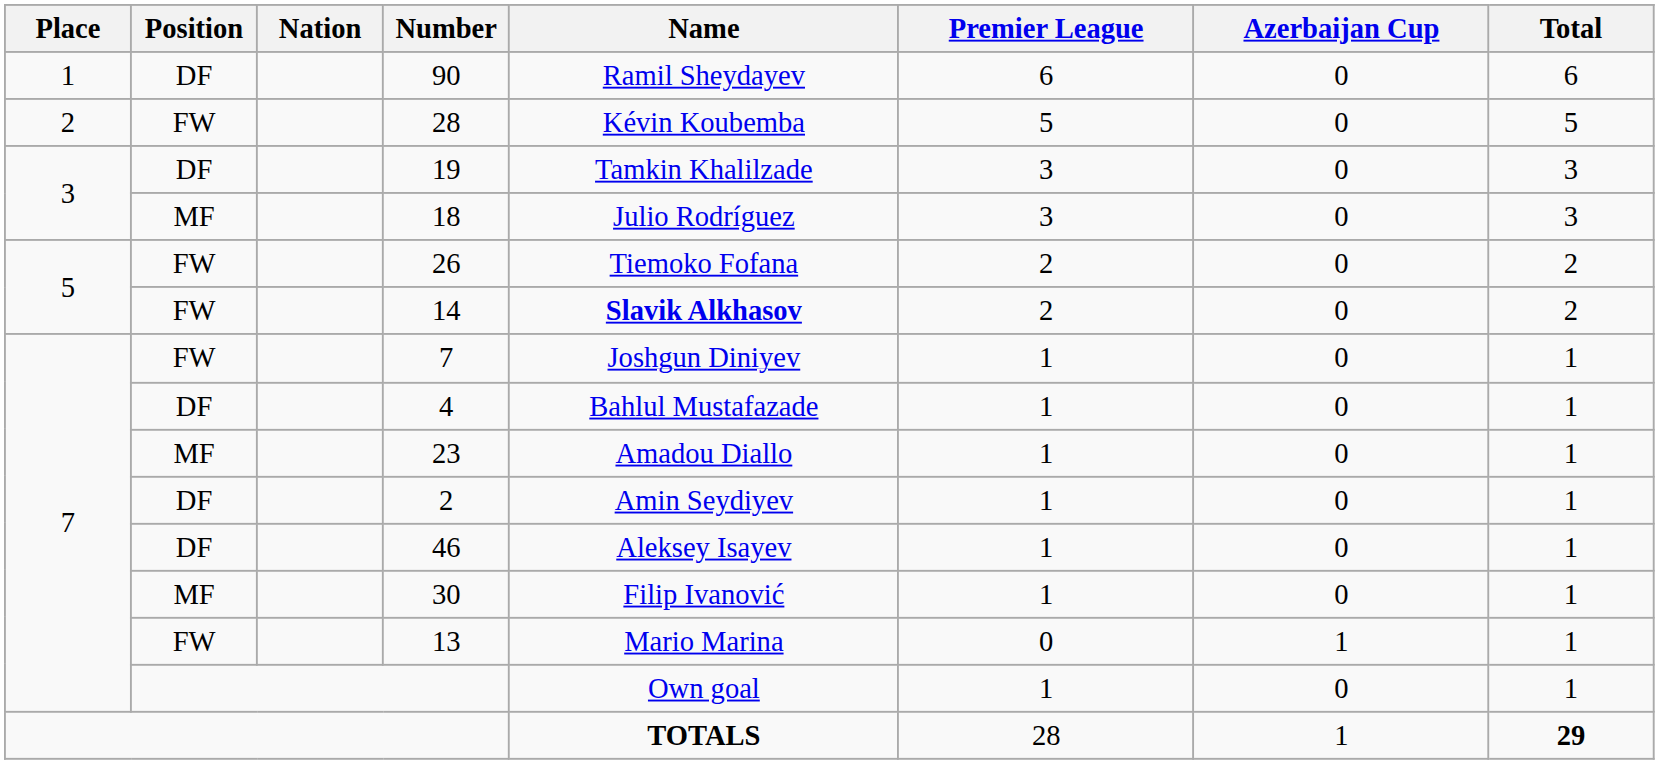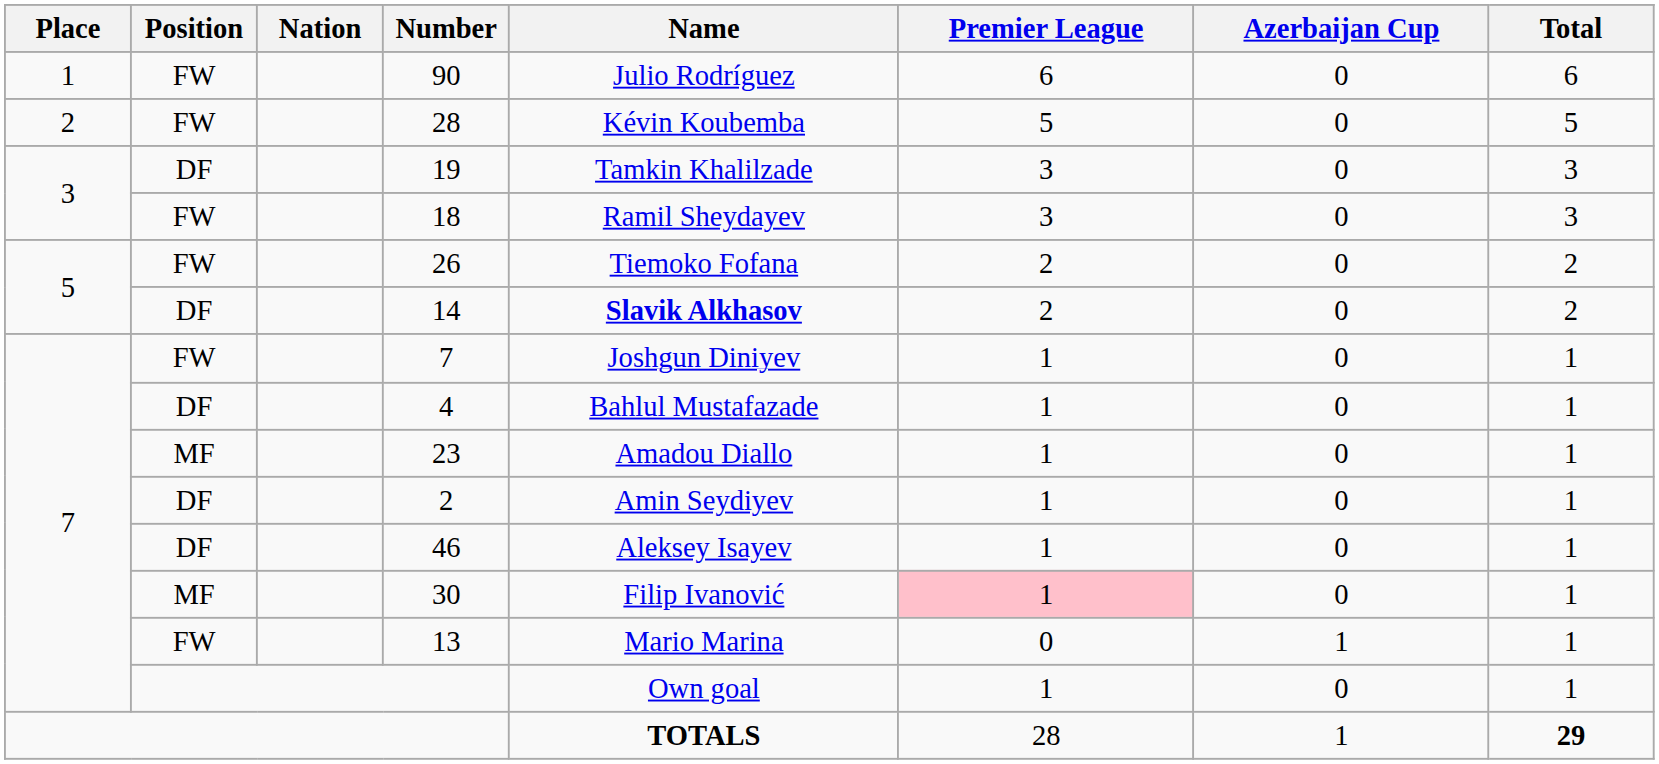(194, 75) DF -> (194, 75) FW
(704, 75) Ramil Sheydayev -> (704, 75) Julio Rodríguez
(194, 216) MF -> (194, 216) FW
(704, 216) Julio Rodríguez -> (704, 216) Ramil Sheydayev
(194, 310) FW -> (194, 310) DF
(1046, 593) no background -> (1046, 593) pink background
